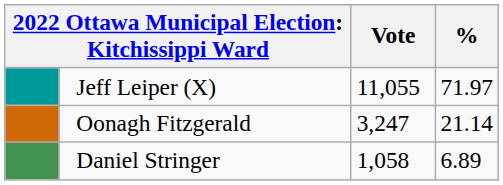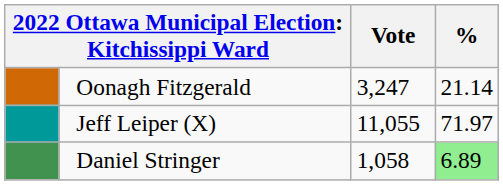rows swapped: (140, 86) <-> (158, 123)
(461, 160) no background -> (461, 160) lightgreen background
